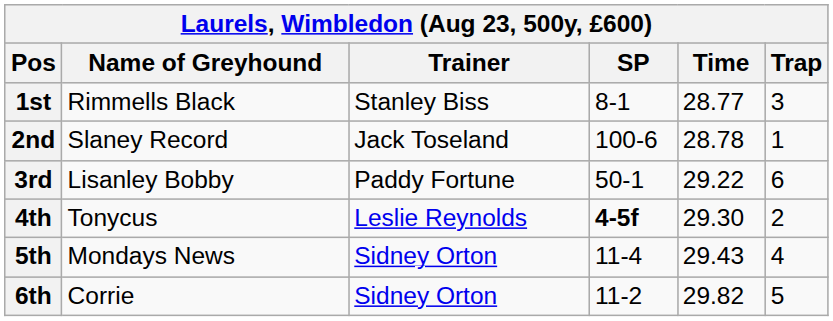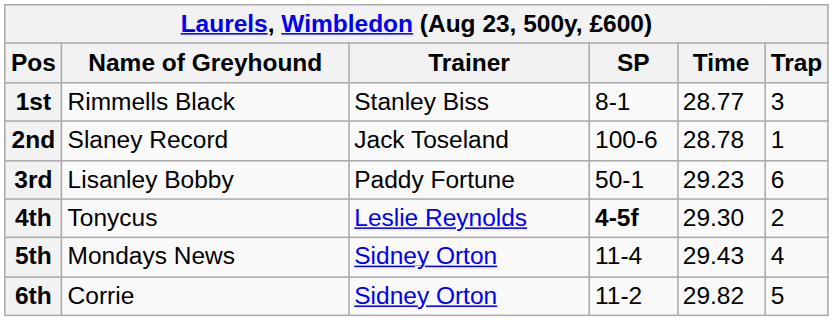(713, 179) 29.22 -> (713, 179) 29.23
